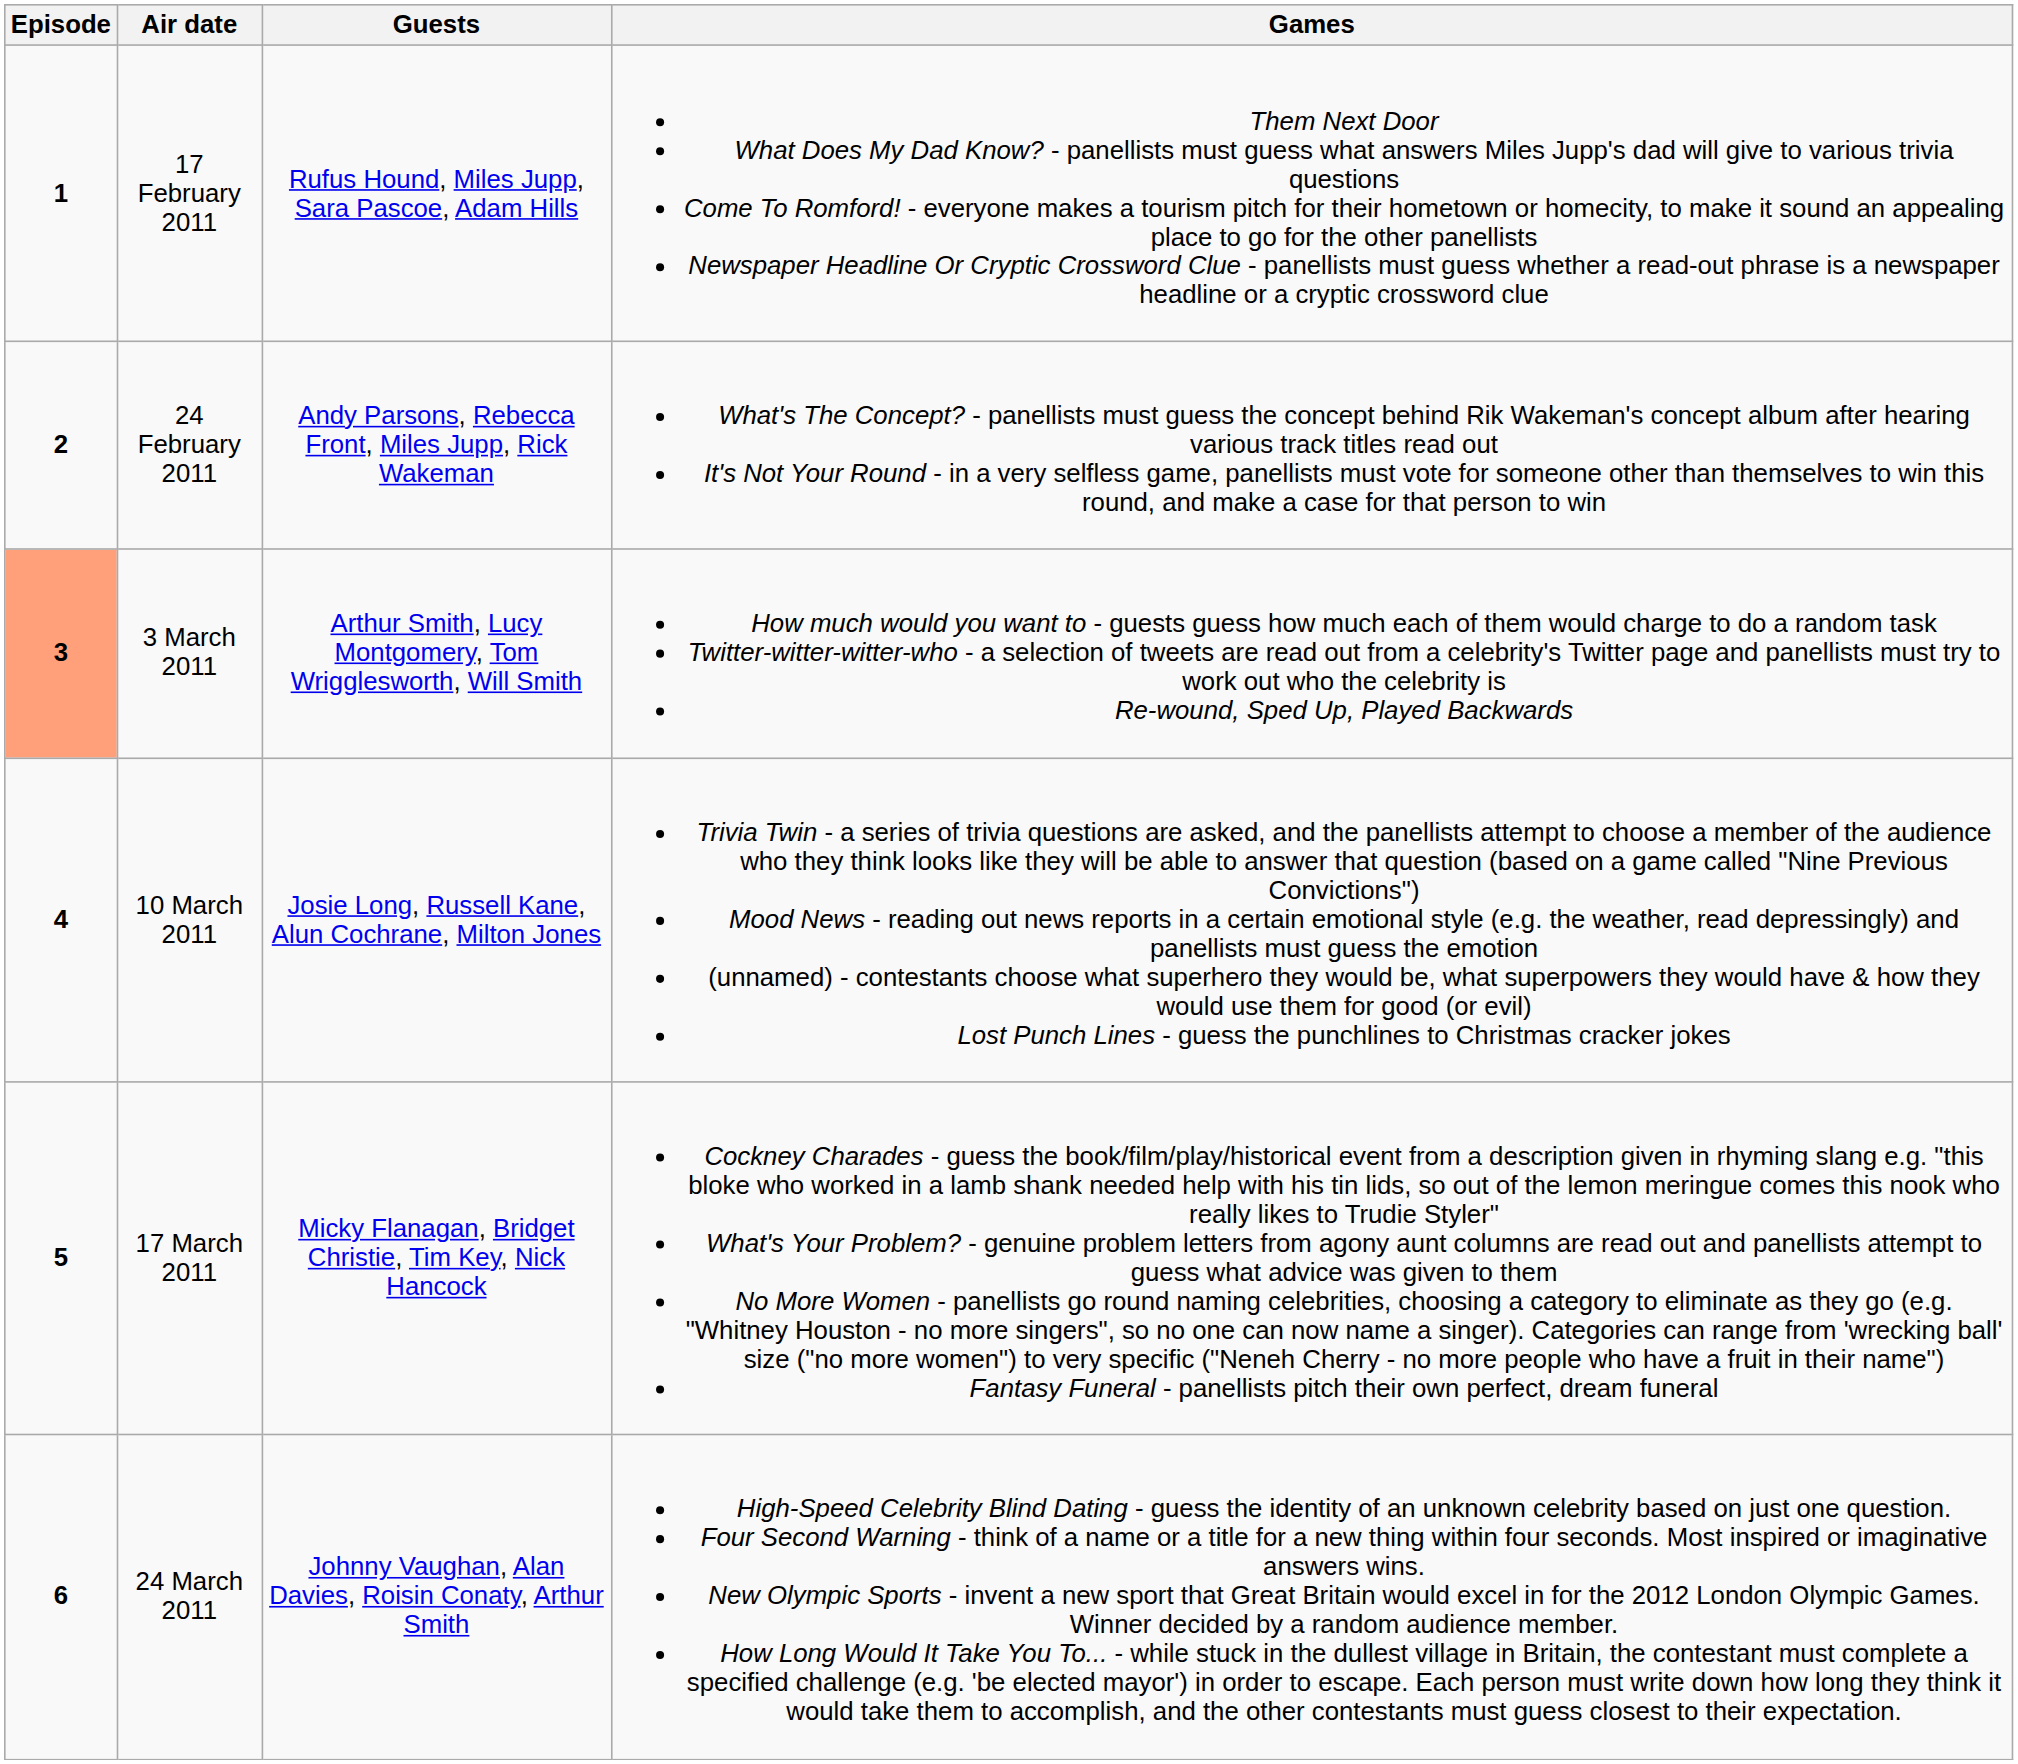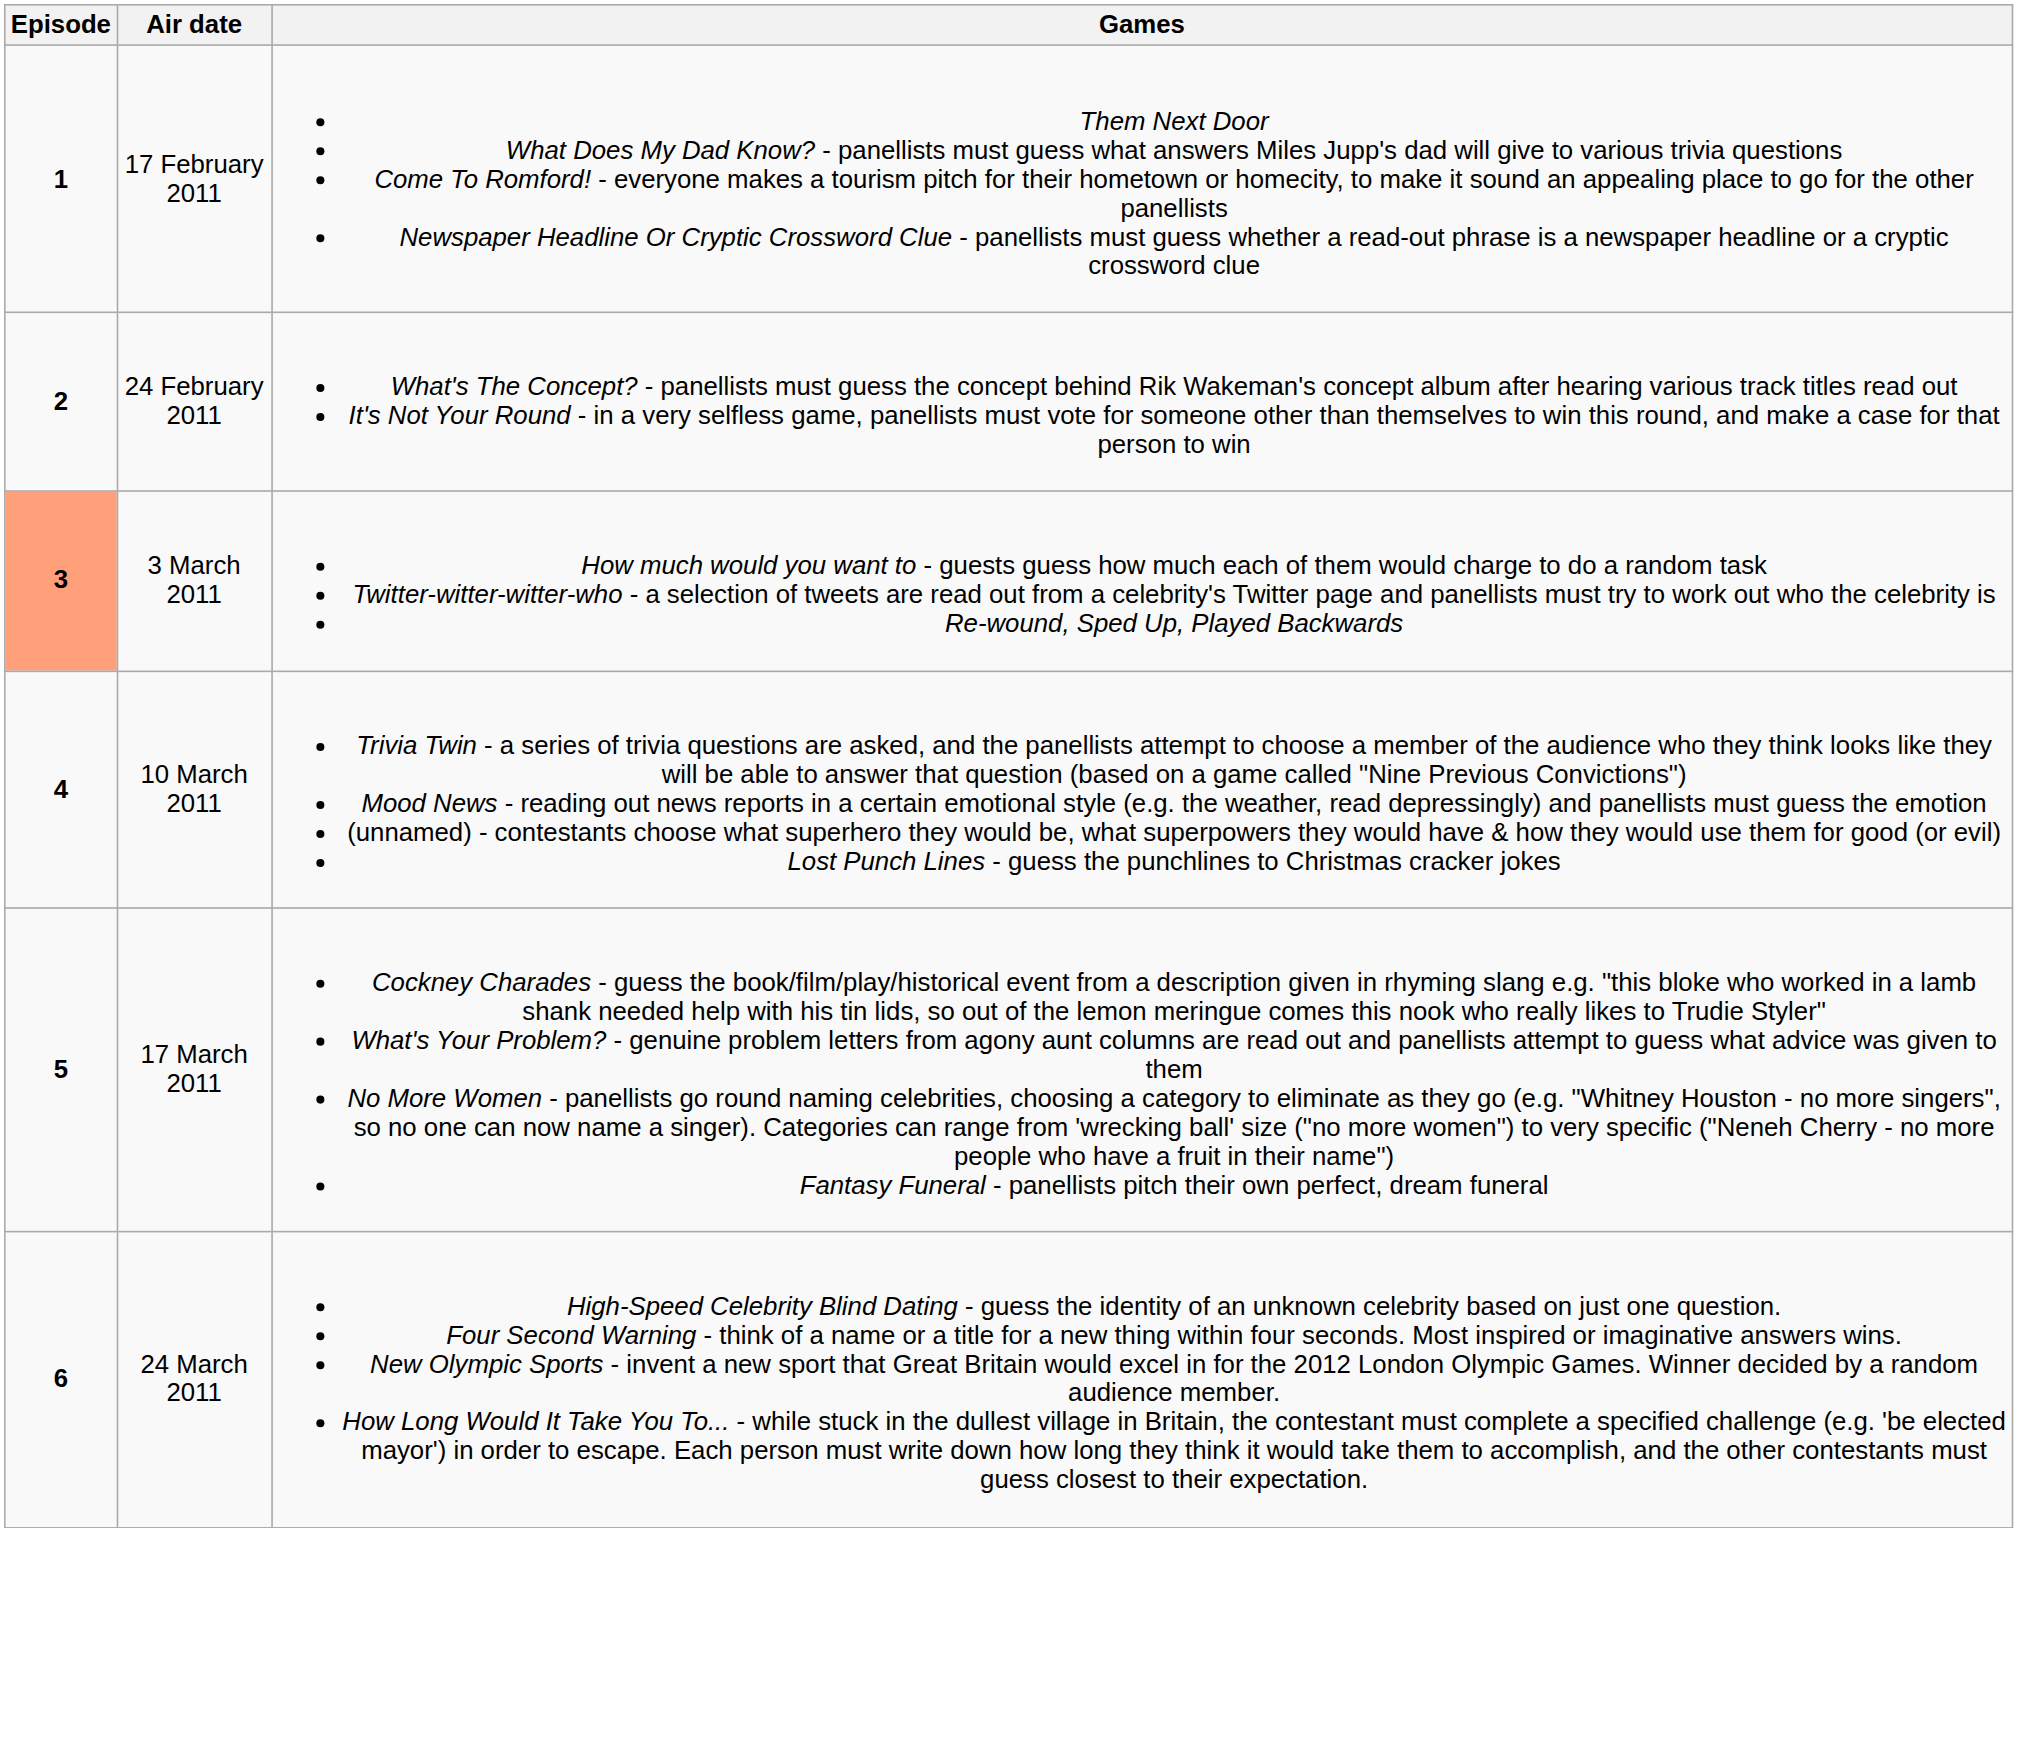- column: (436, 24)
